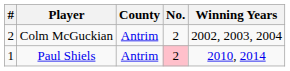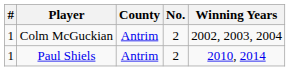(11, 35) 2 -> (11, 35) 1
(176, 55) pink background -> (176, 55) no background
